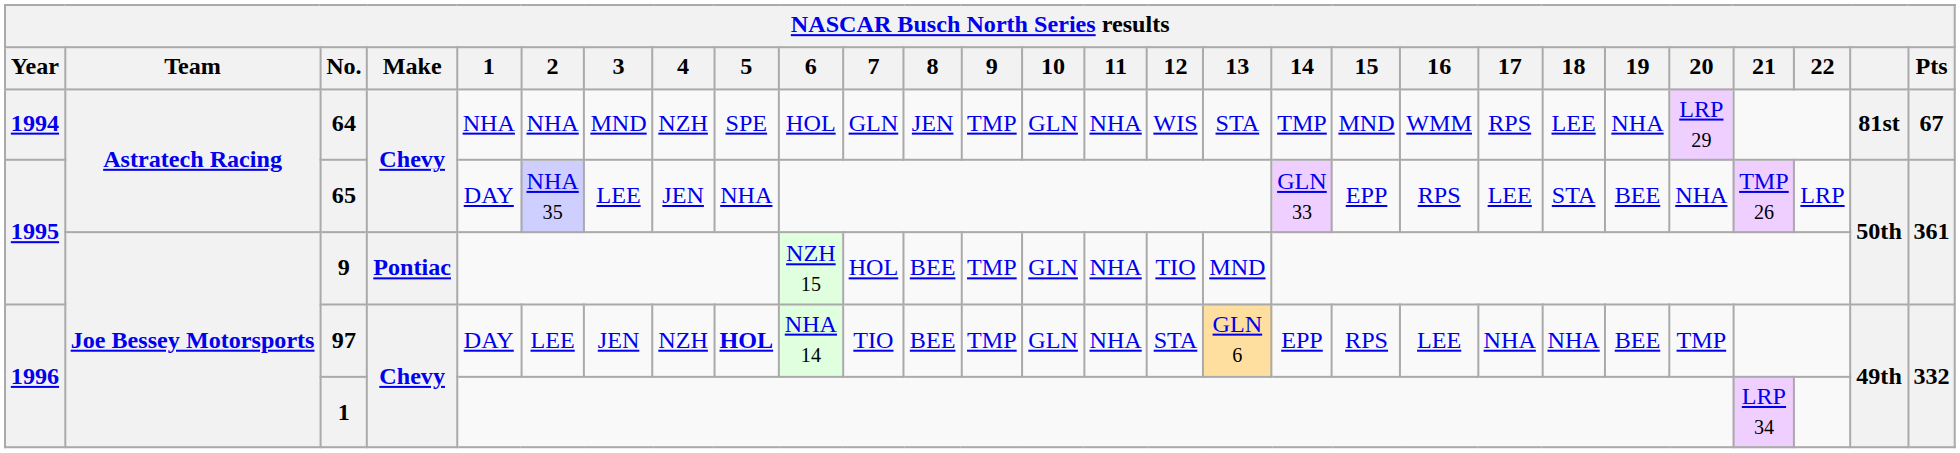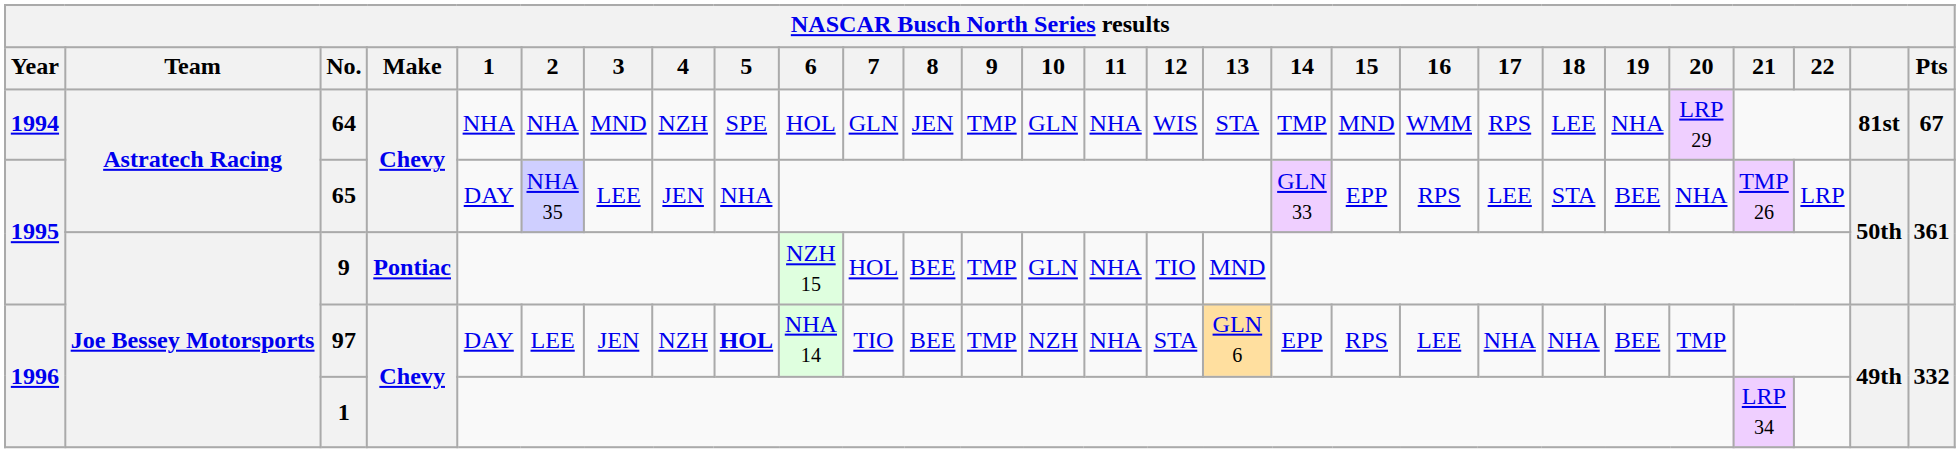(1053, 339) GLN -> (1053, 339) NZH
